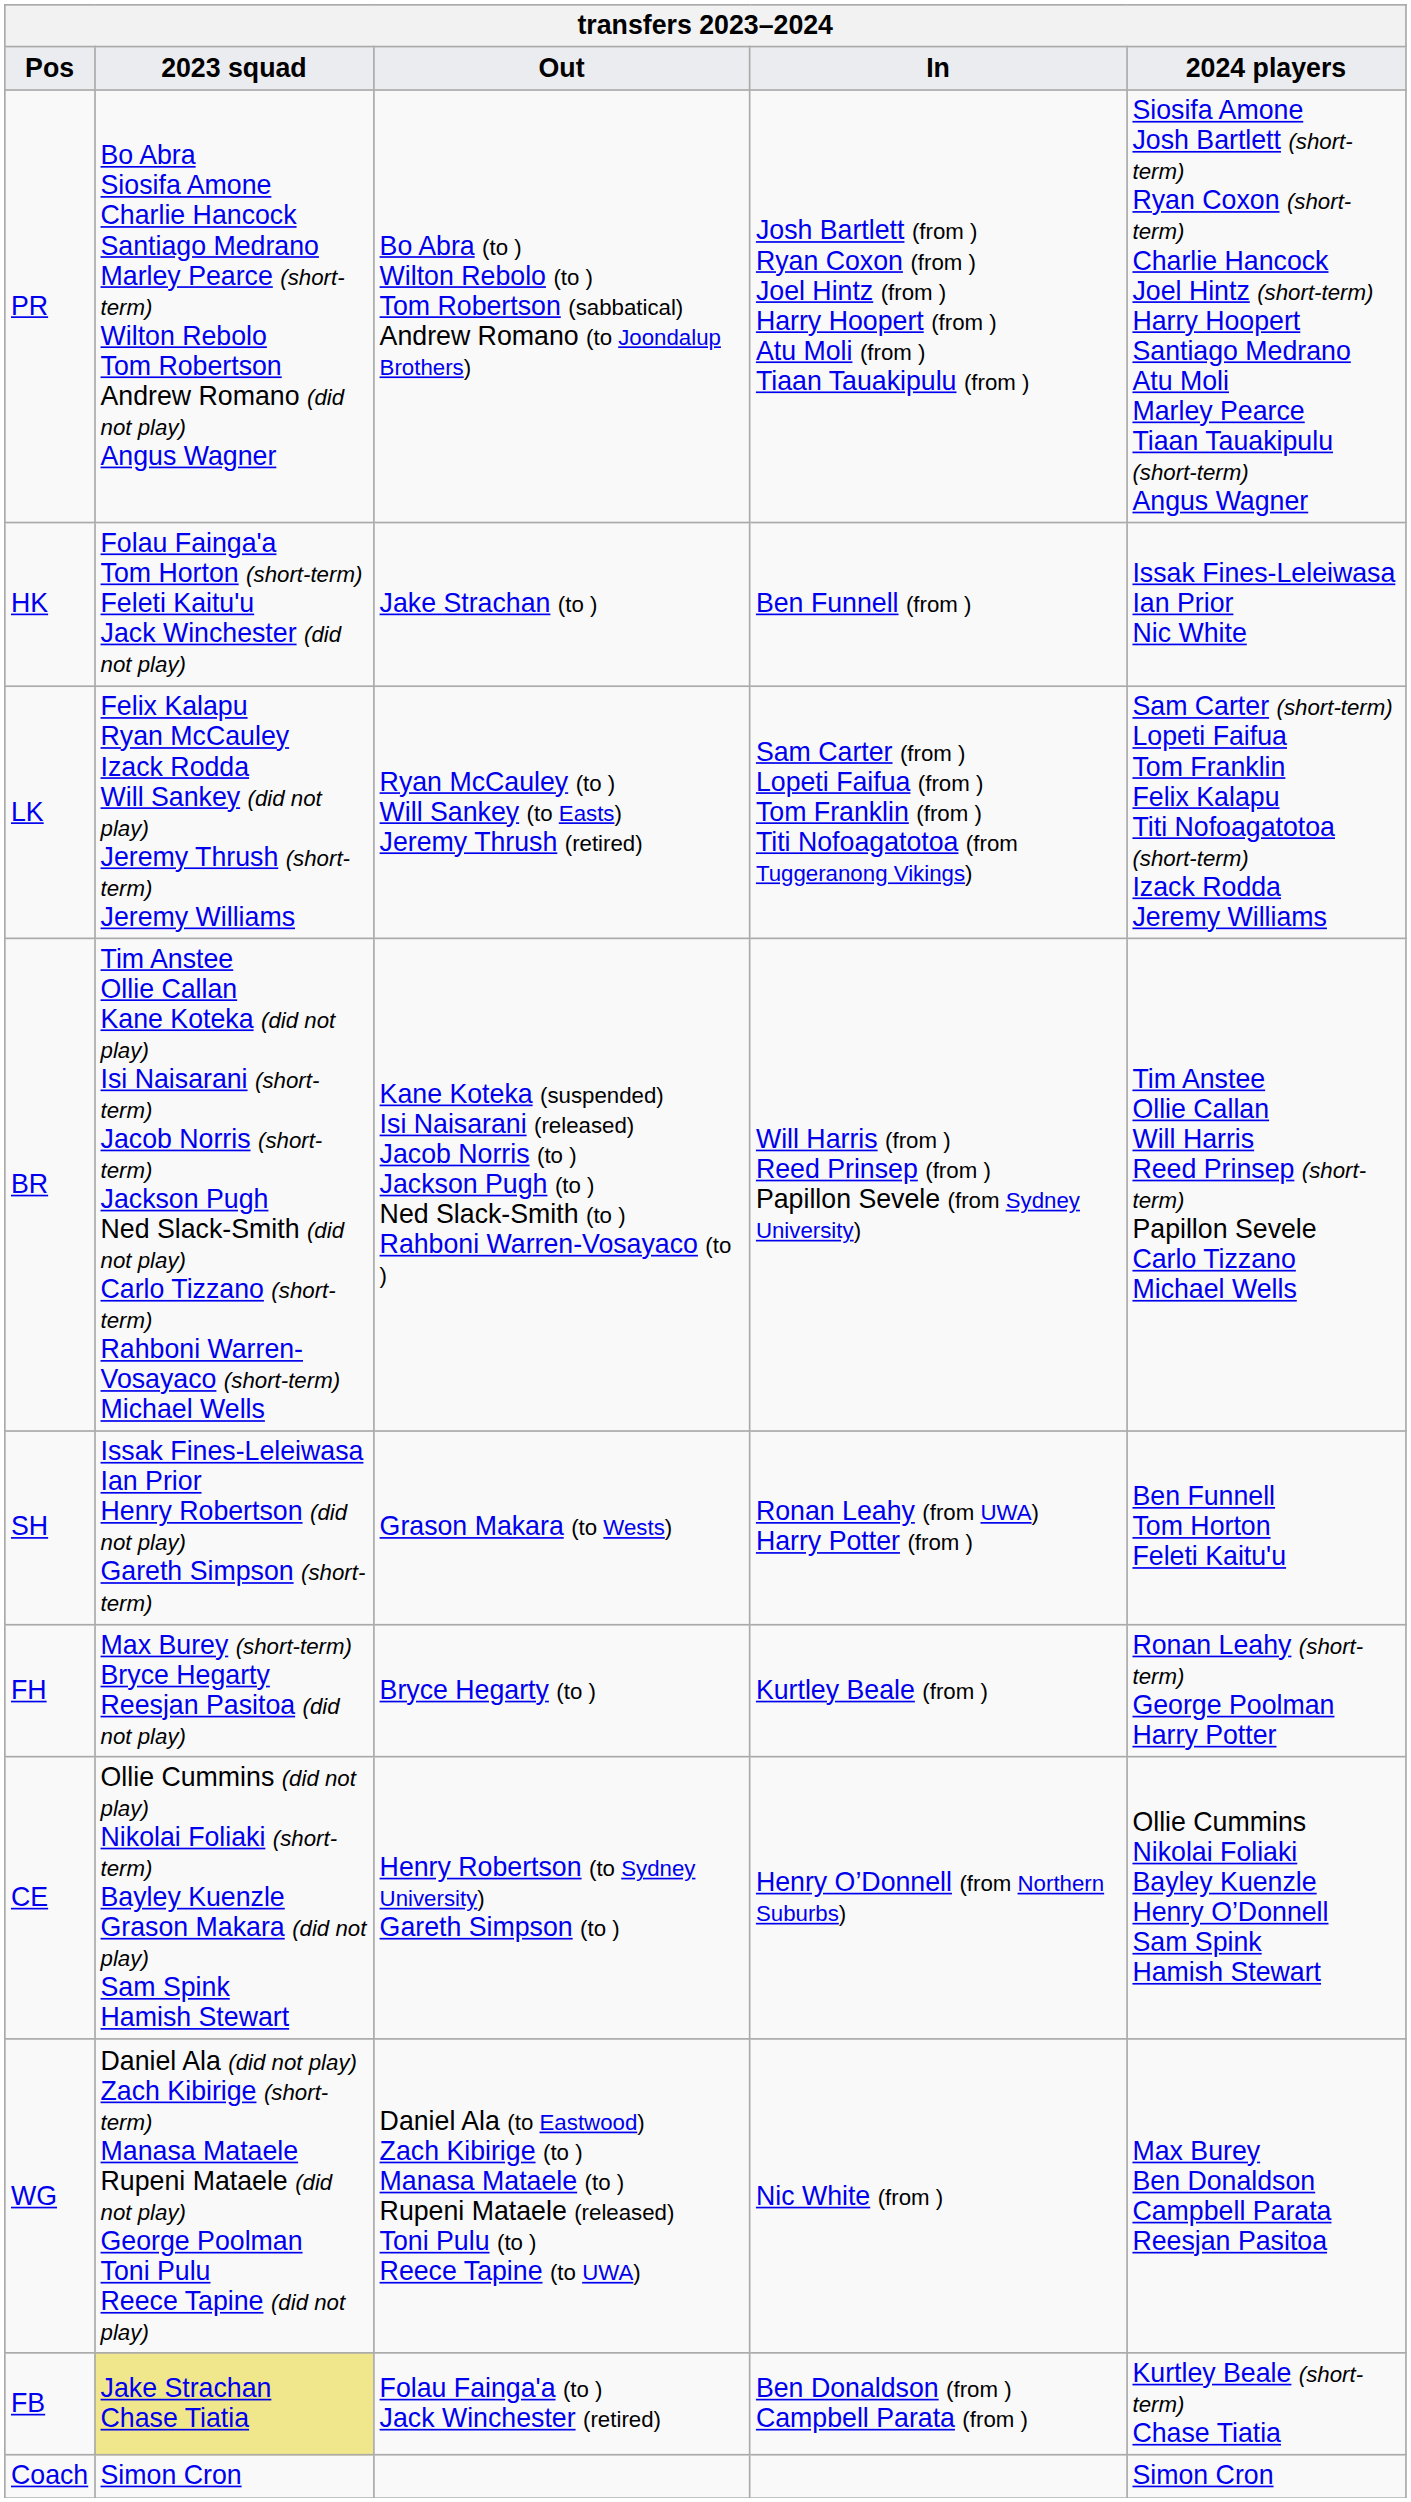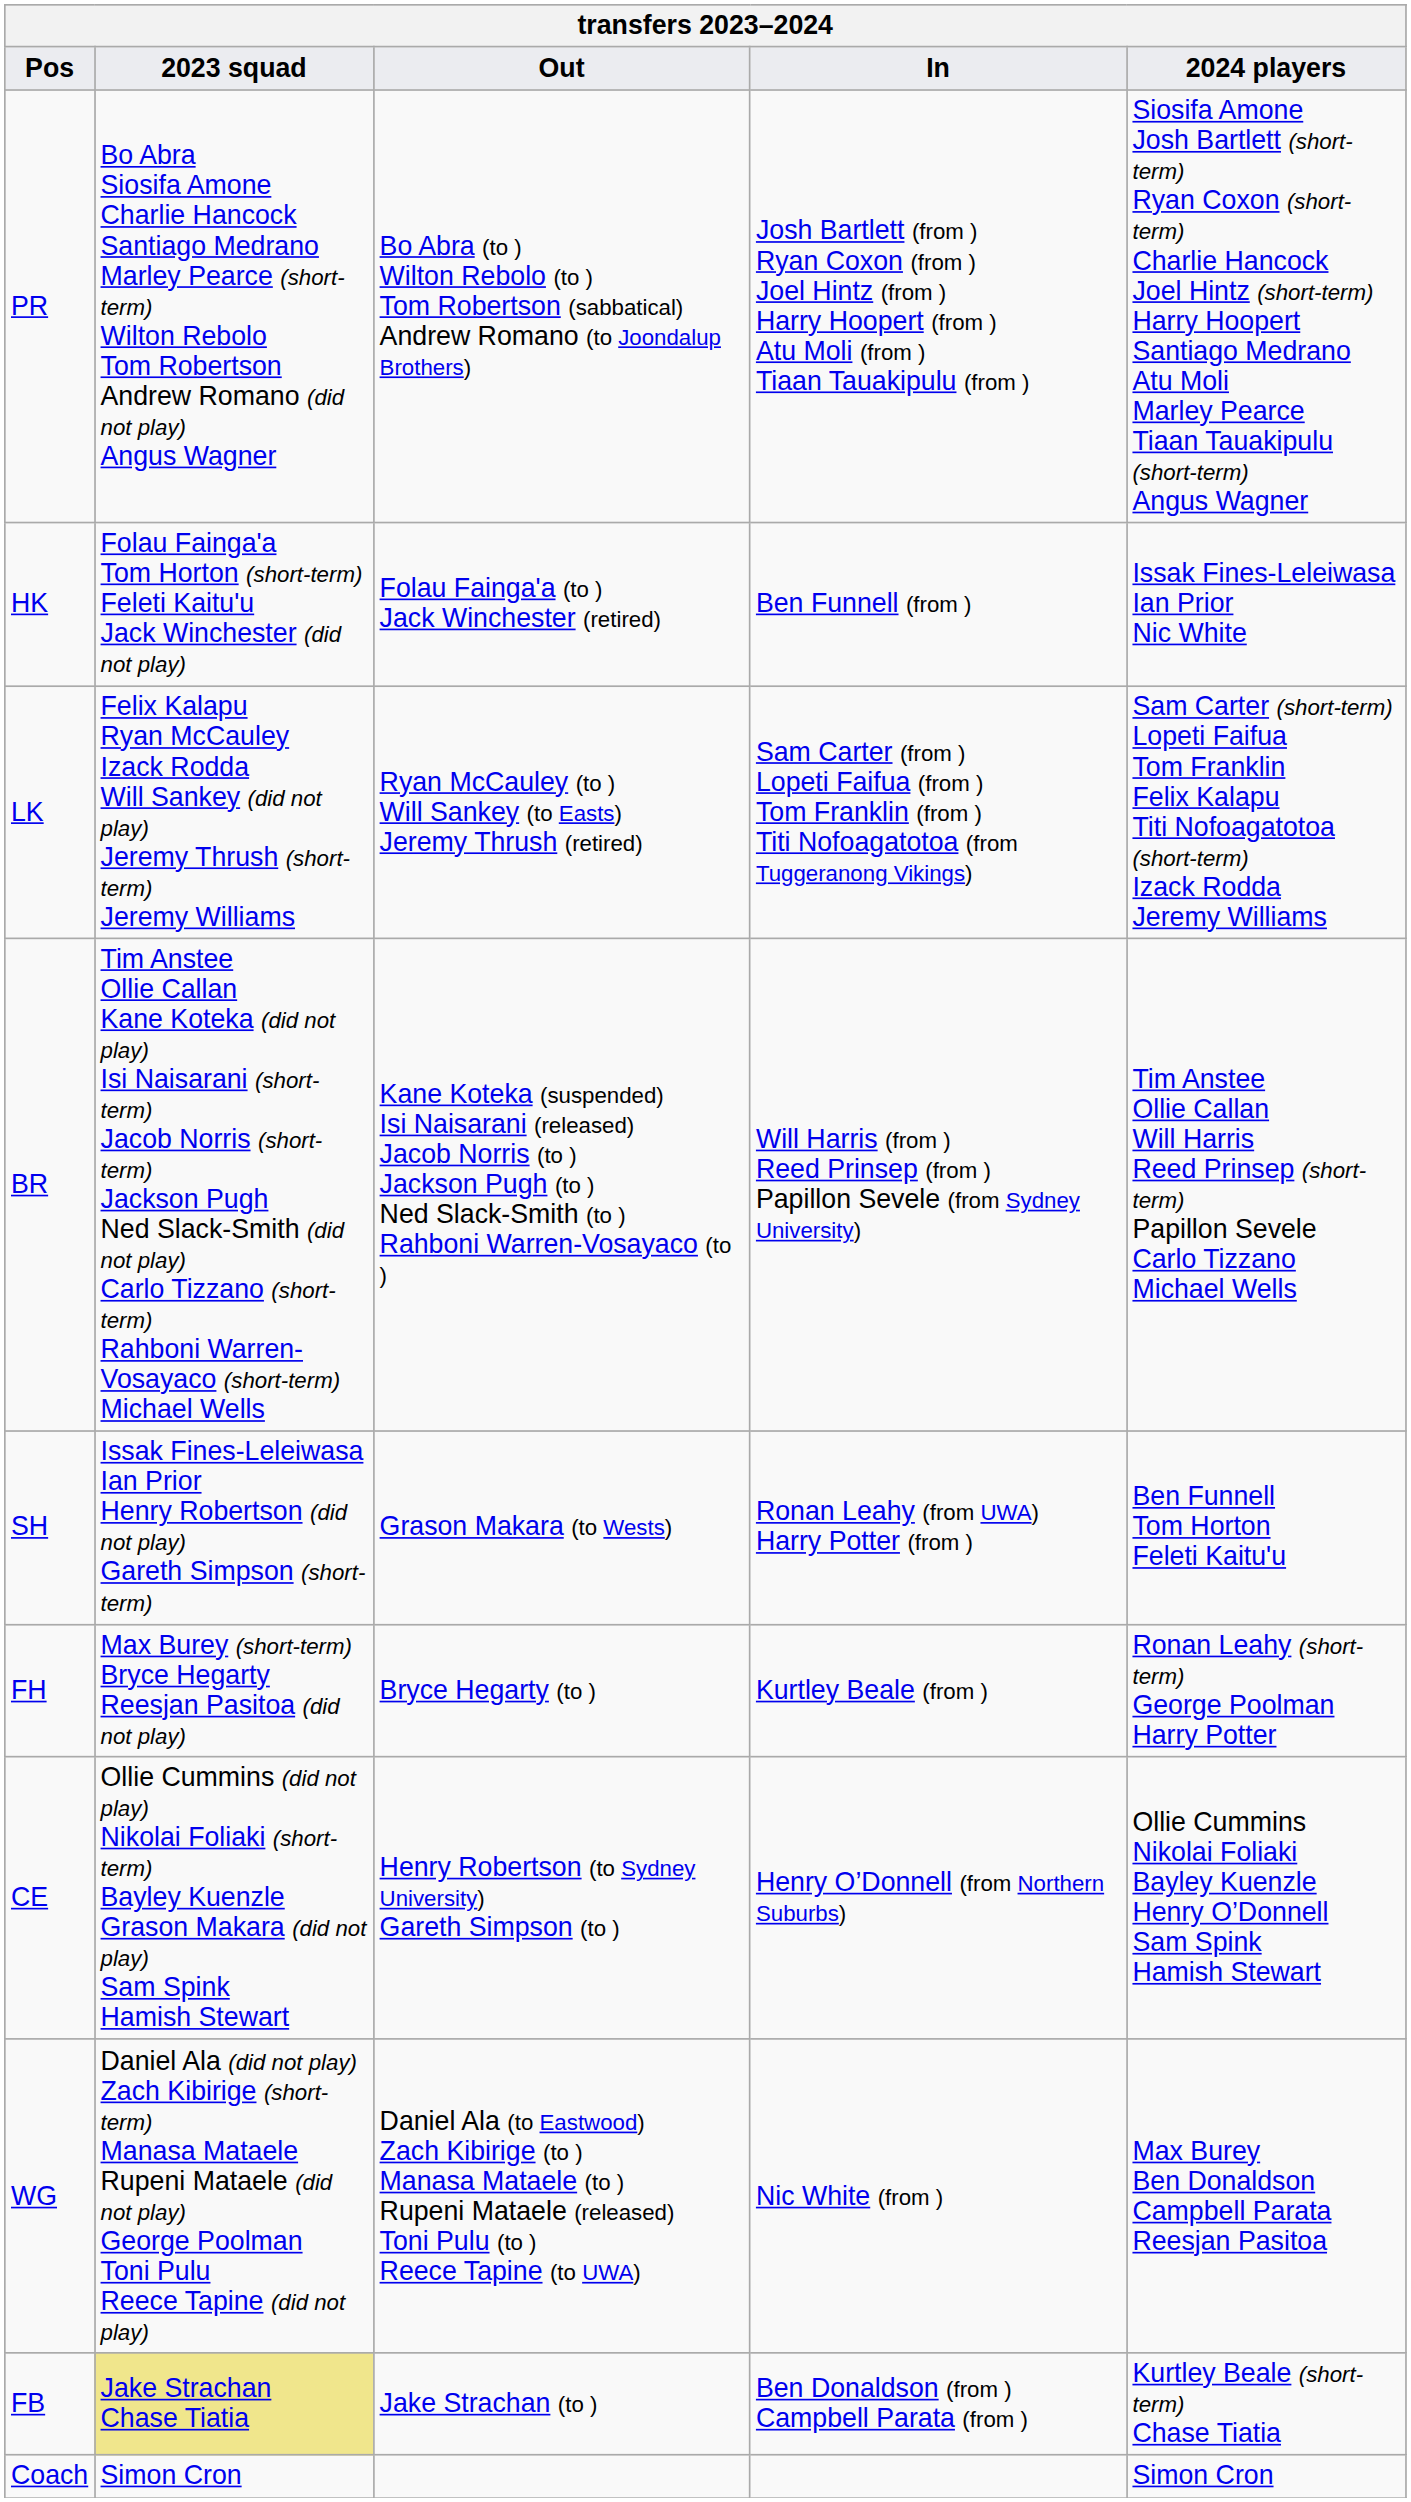(489, 603) Jake Strachan (to ) -> (520, 603) Folau Fainga'a (to ) Jack Winchester (retired)
(520, 2403) Folau Fainga'a (to ) Jack Winchester (retired) -> (489, 2403) Jake Strachan (to )
